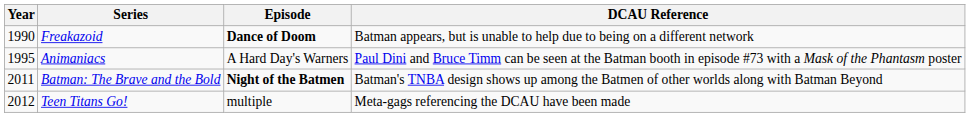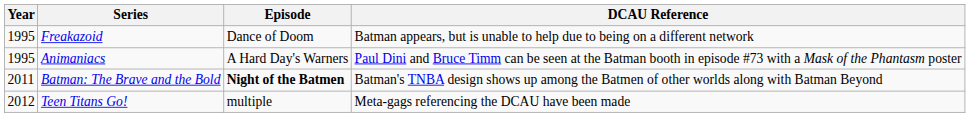(21, 36) 1990 -> (21, 36) 1995
(271, 36) bold -> (270, 36) normal
